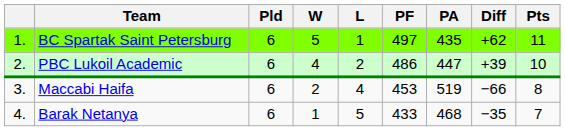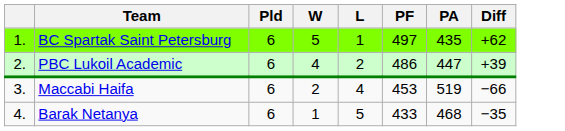- column: (538, 16)
